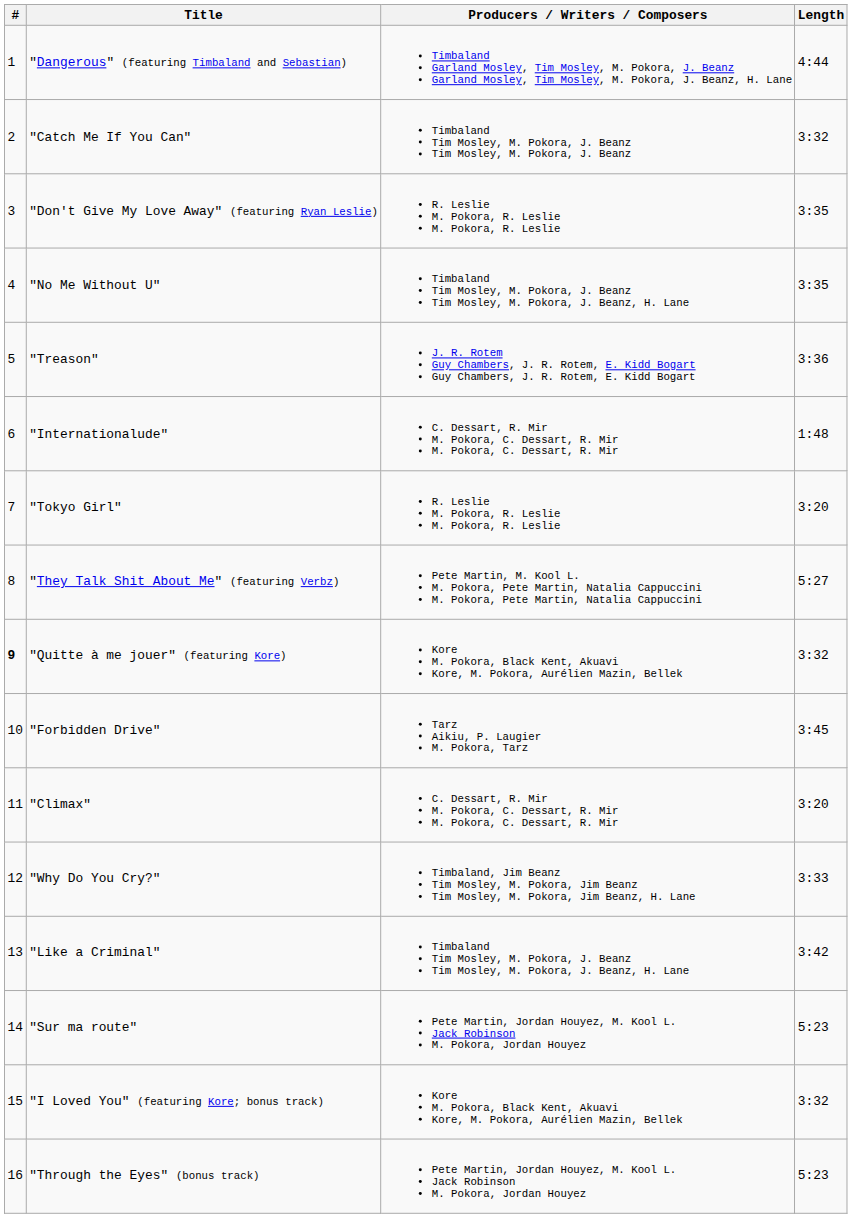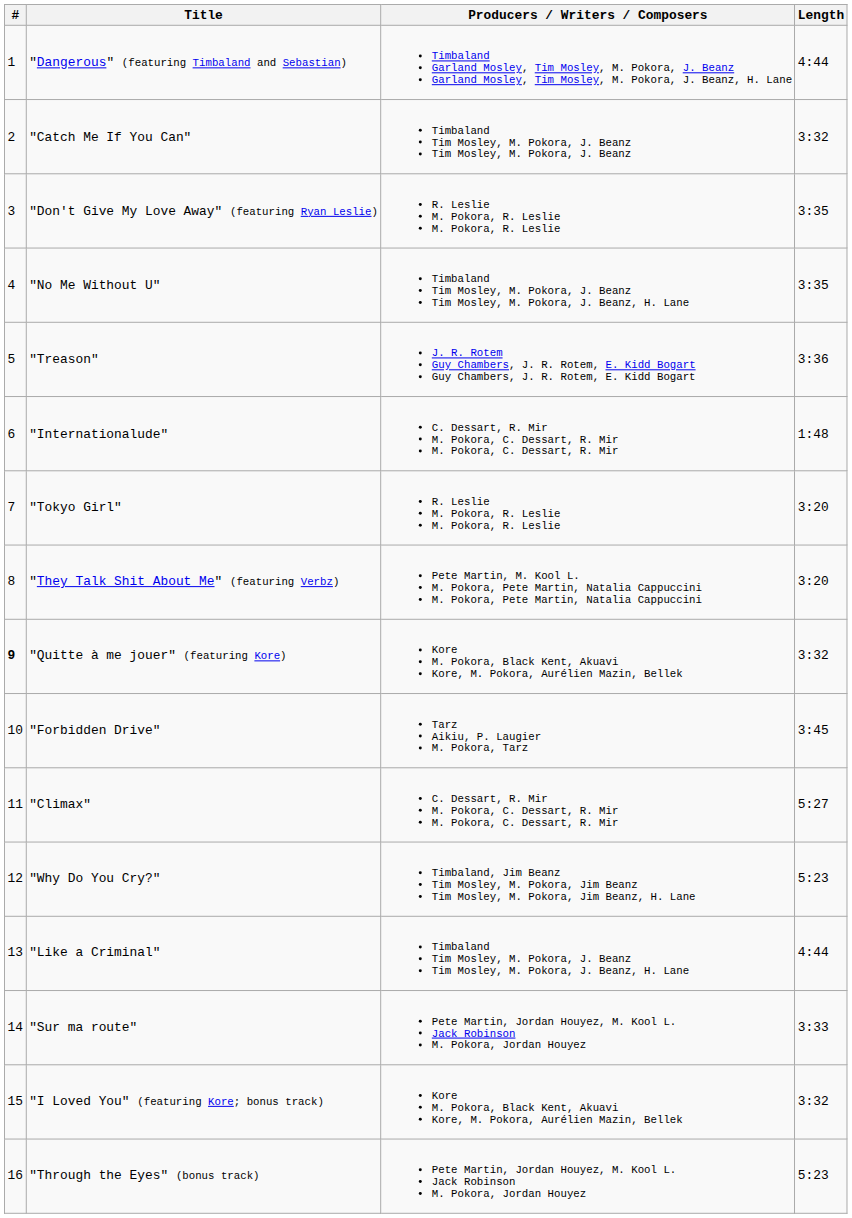(813, 582) 5:27 -> (813, 582) 3:20
(813, 805) 3:20 -> (813, 805) 5:27
(813, 879) 3:33 -> (813, 879) 5:23
(813, 953) 3:42 -> (813, 953) 4:44
(813, 1027) 5:23 -> (813, 1027) 3:33
